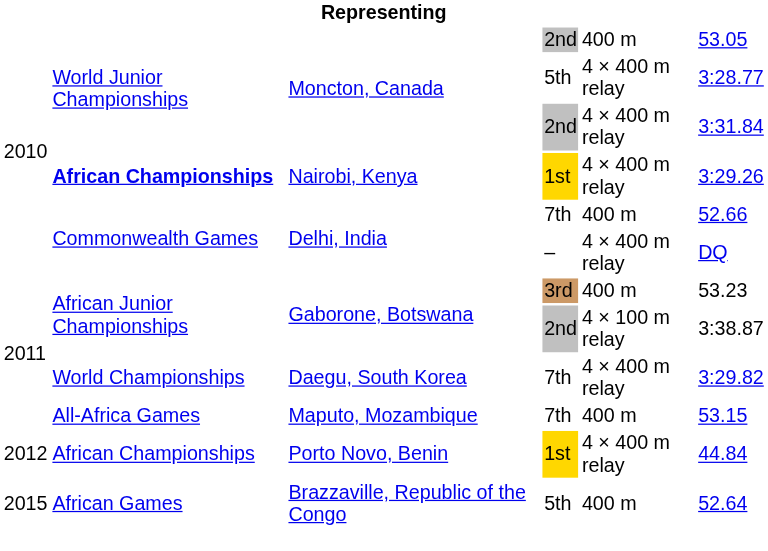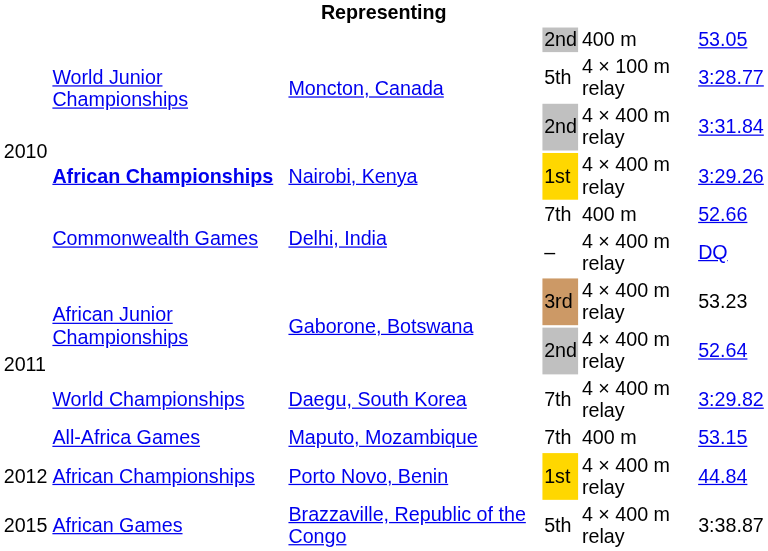(626, 77) 4 × 400 m relay -> (626, 77) 4 × 100 m relay
(609, 290) 400 m -> (626, 301) 4 × 400 m relay
(626, 328) 4 × 100 m relay -> (626, 350) 4 × 400 m relay
(731, 328) 3:38.87 -> (723, 350) 52.64
(609, 503) 400 m -> (626, 525) 4 × 400 m relay
(723, 503) 52.64 -> (731, 525) 3:38.87
